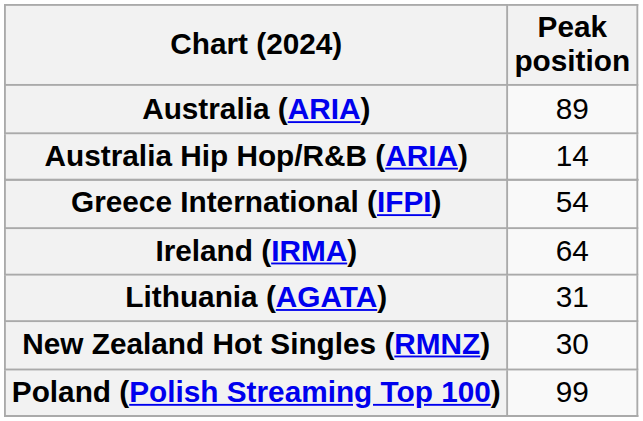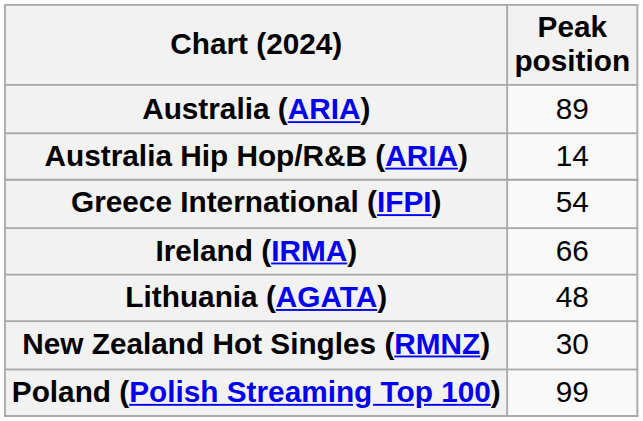(572, 250) 64 -> (572, 250) 66
(572, 297) 31 -> (572, 297) 48
